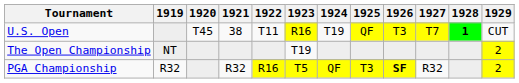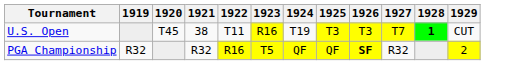(367, 32) QF -> (333, 32) T3
- row: (79, 51)
(367, 69) T3 -> (333, 51) QF
